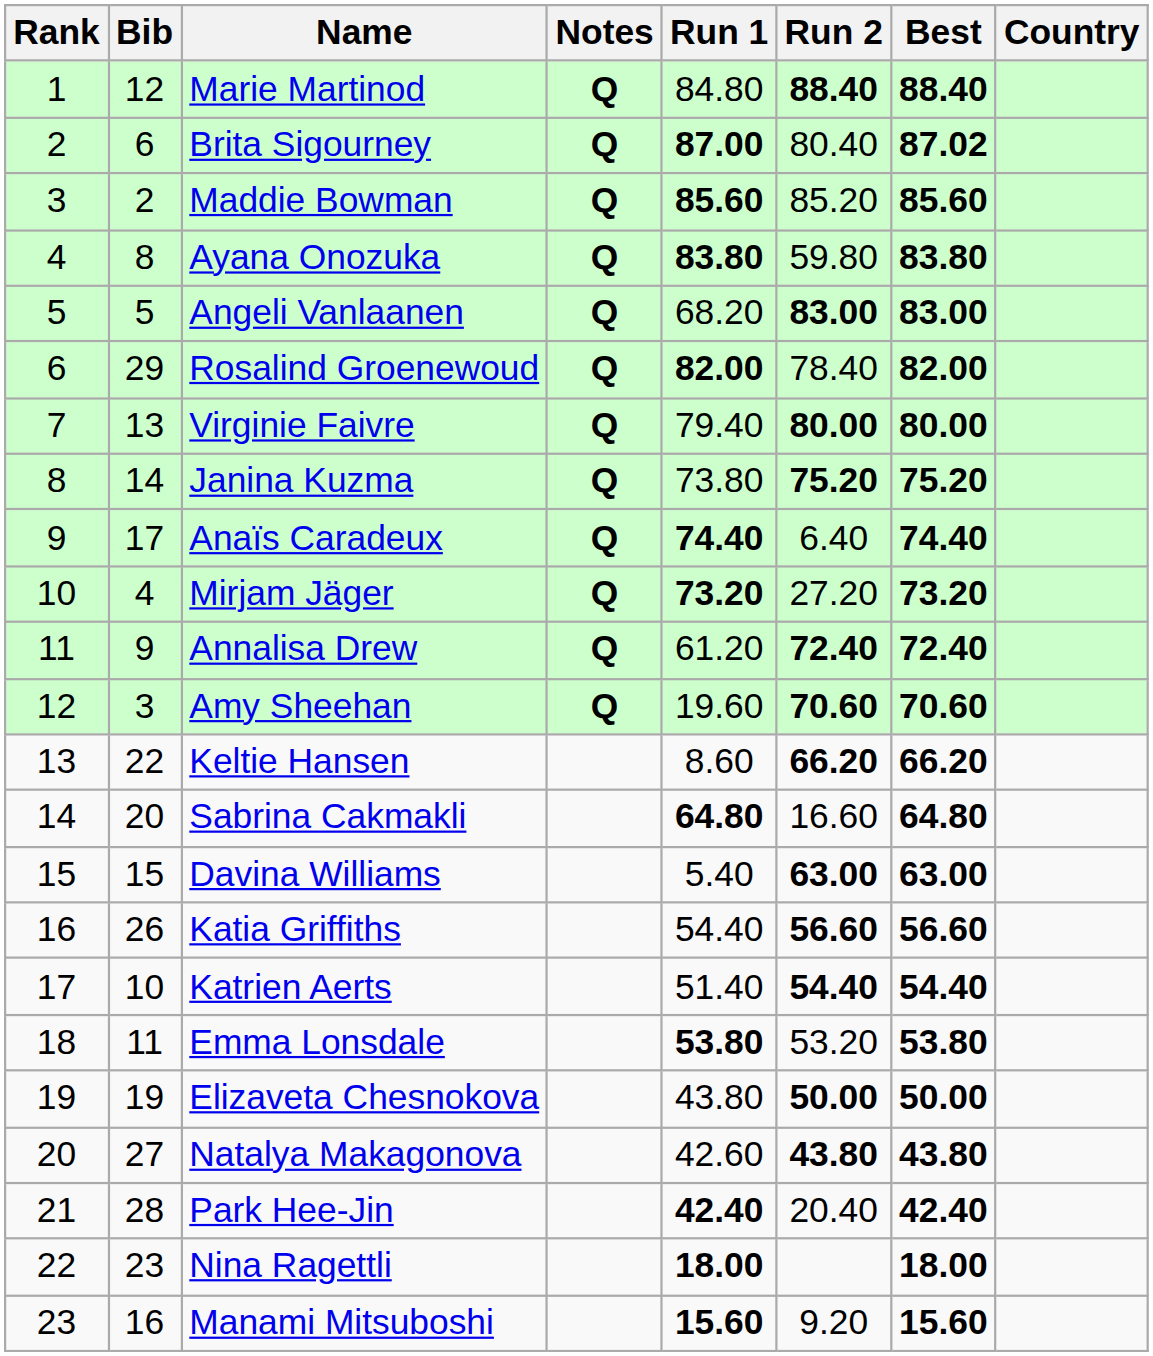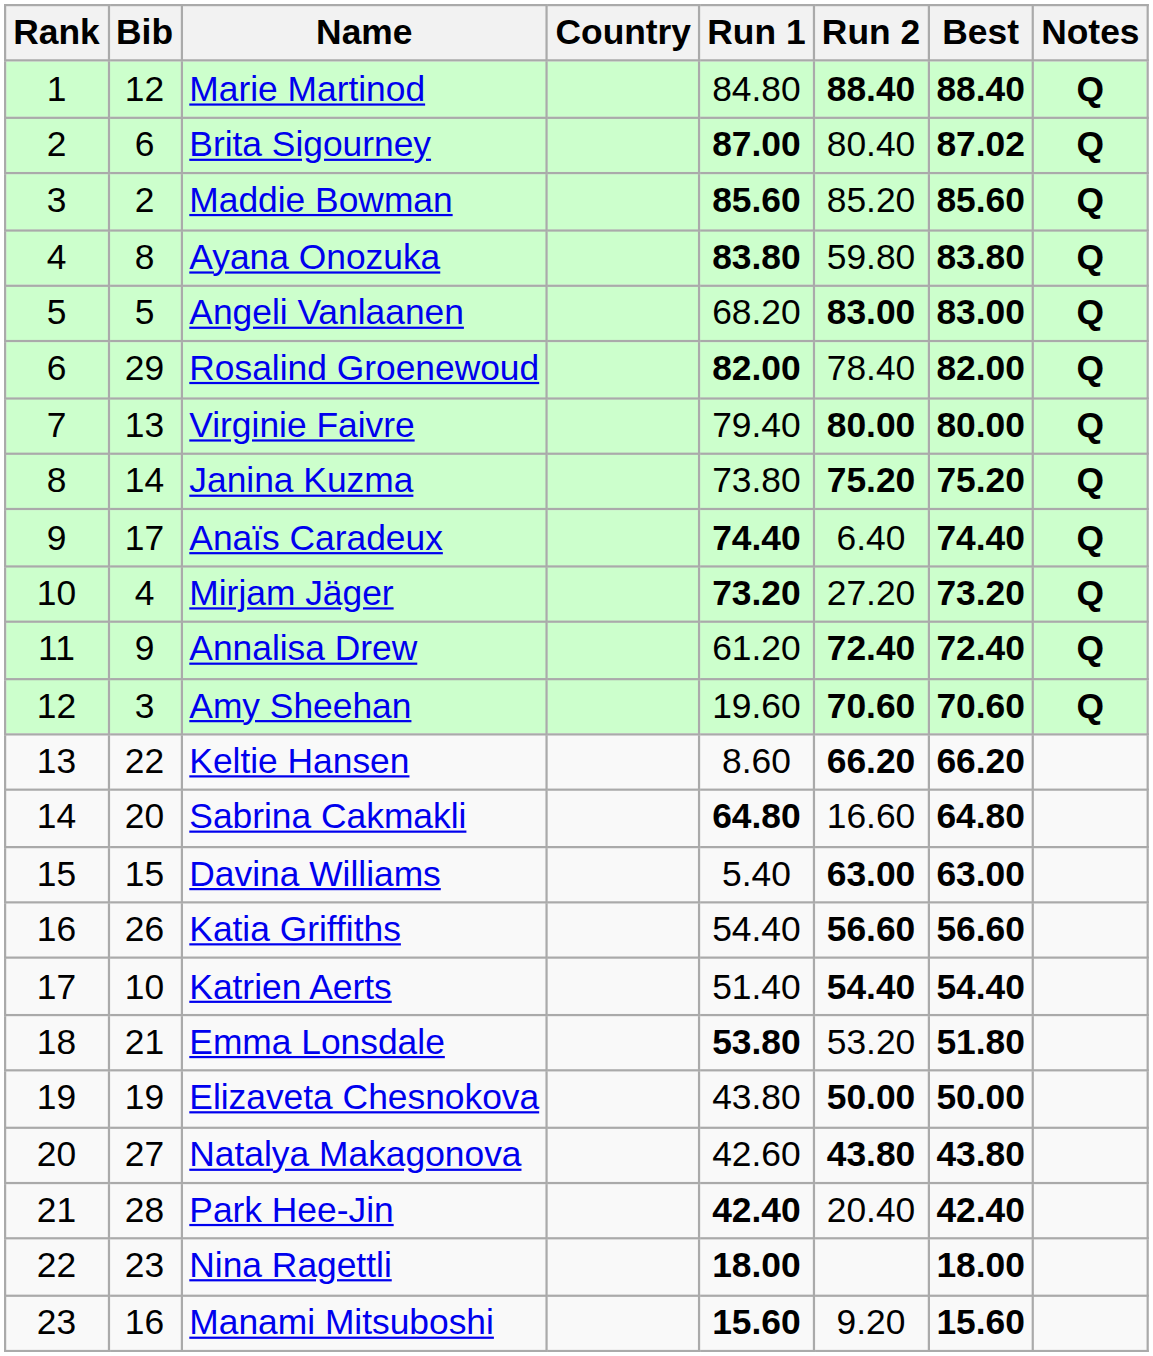columns swapped: (1072, 32) <-> (605, 32)
(144, 1041) 11 -> (144, 1041) 21
(943, 1041) 53.80 -> (981, 1041) 51.80
